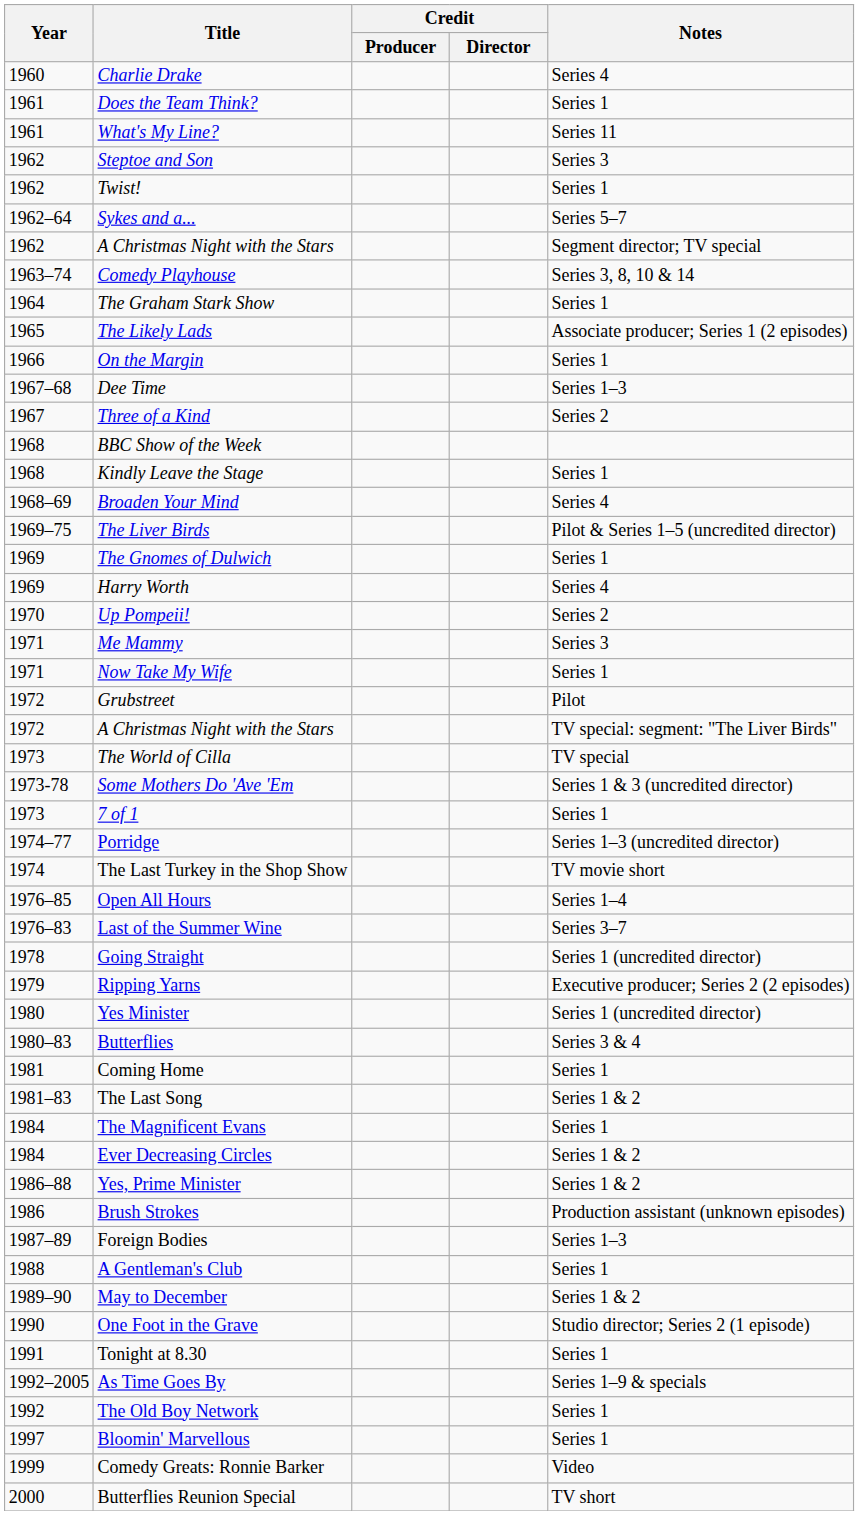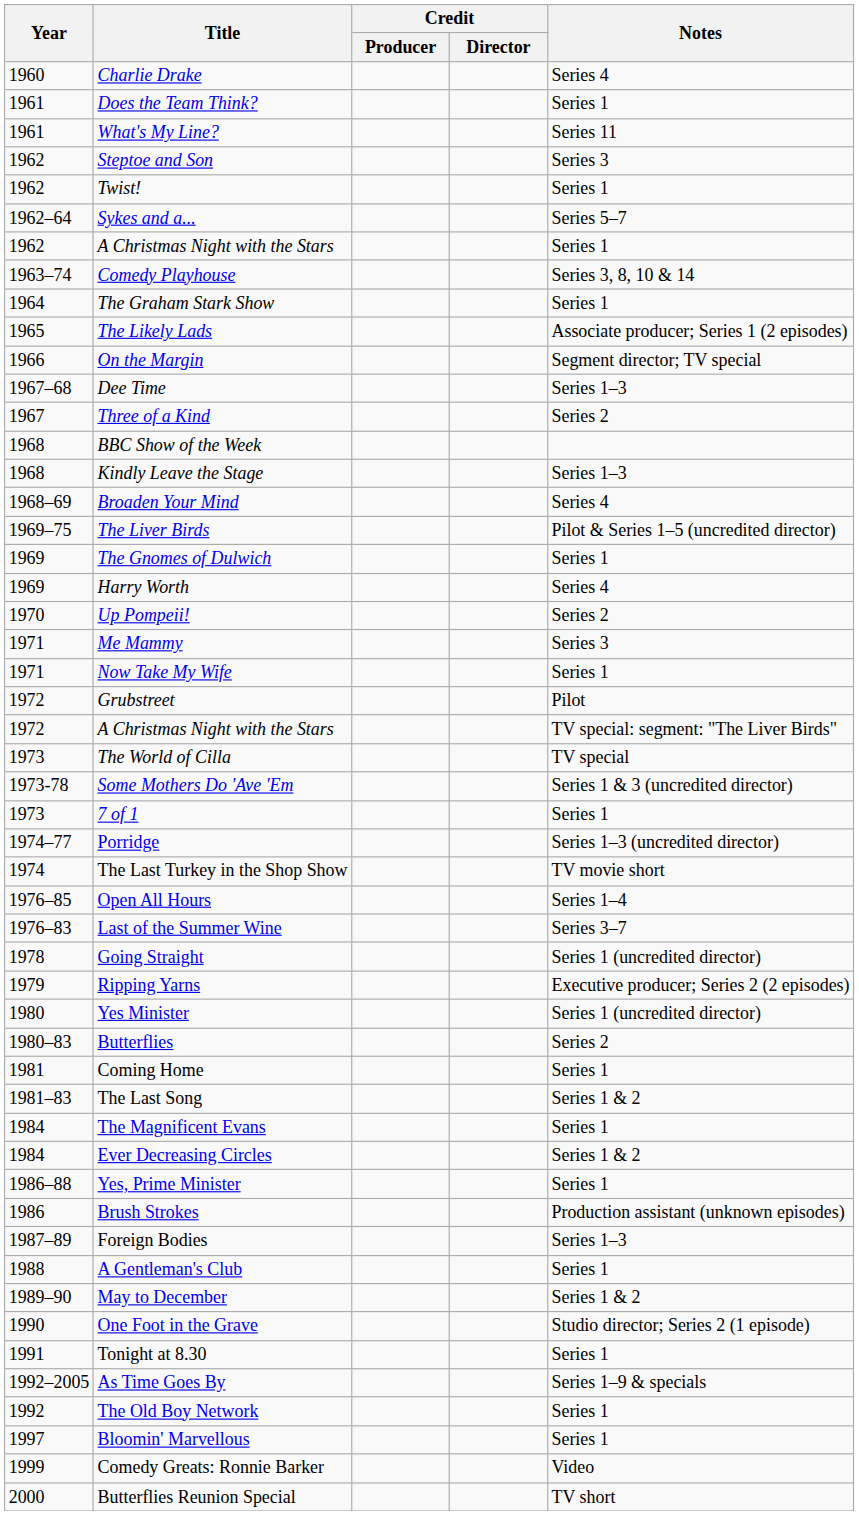(656, 246) Segment director; TV special -> (580, 246) Series 1
(580, 359) Series 1 -> (656, 359) Segment director; TV special
(580, 473) Series 1 -> (589, 473) Series 1–3
(596, 1041) Series 3 & 4 -> (580, 1041) Series 2
(596, 1183) Series 1 & 2 -> (580, 1183) Series 1
